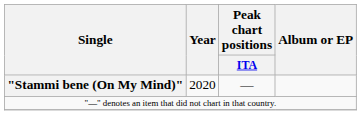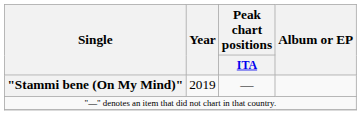(202, 85) 2020 -> (202, 85) 2019
